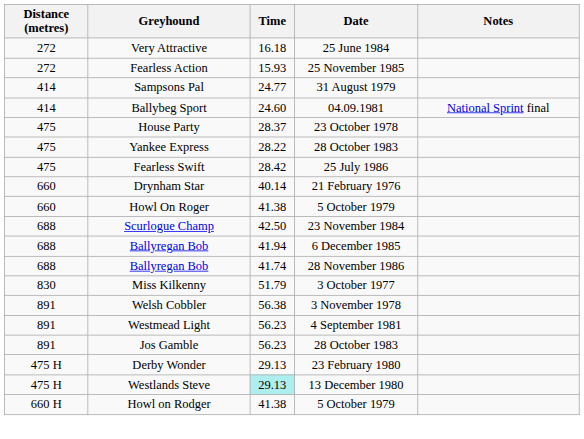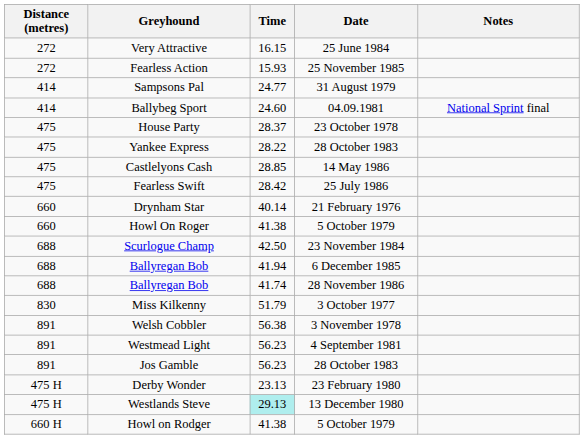(272, 48) 16.18 -> (272, 48) 16.15
+ row: (169, 166)
(272, 364) 29.13 -> (272, 384) 23.13
